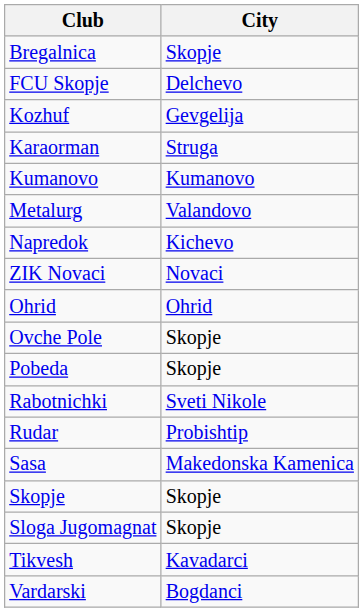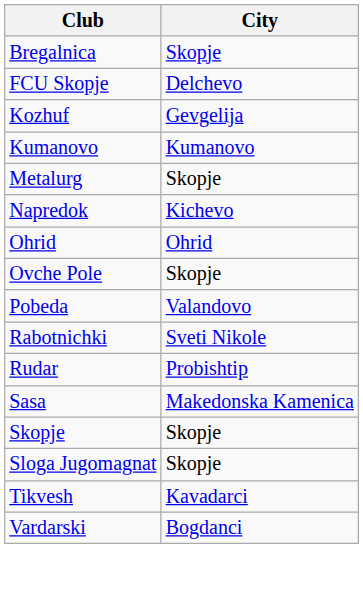- row: (54, 147)
(208, 210) Valandovo -> (193, 178) Skopje
- row: (57, 274)
(193, 369) Skopje -> (208, 305) Valandovo
